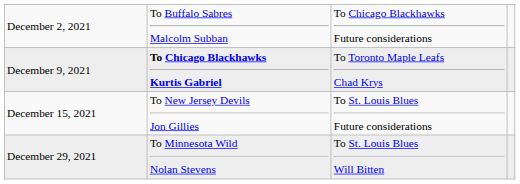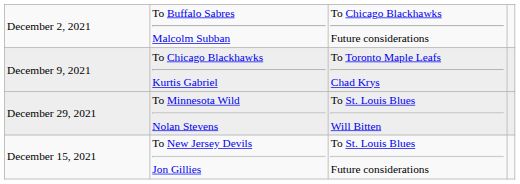(239, 69) bold -> (239, 69) normal
rows swapped: (52, 113) <-> (52, 157)
